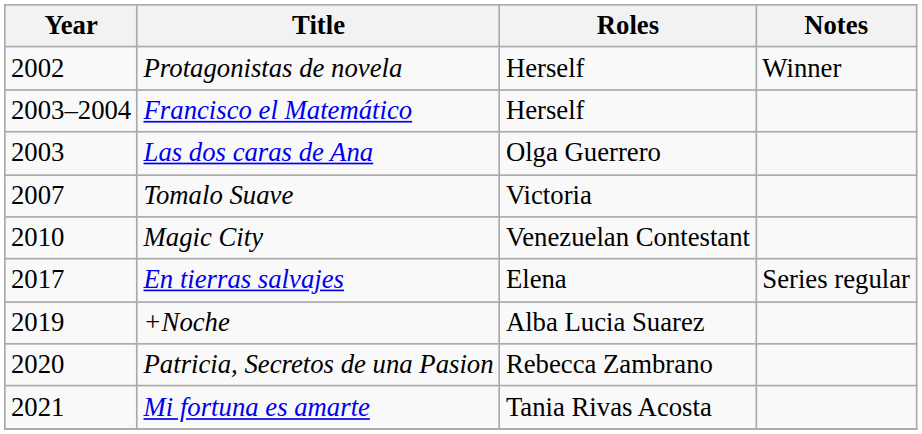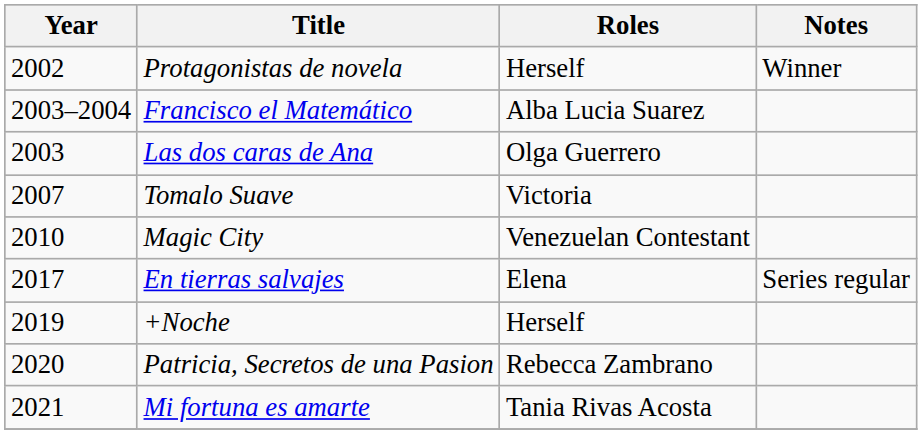(545, 110) Herself -> (605, 110) Alba Lucia Suarez
(605, 322) Alba Lucia Suarez -> (545, 322) Herself
